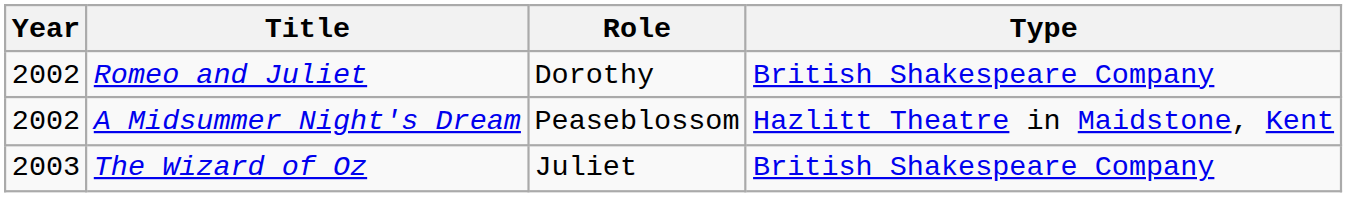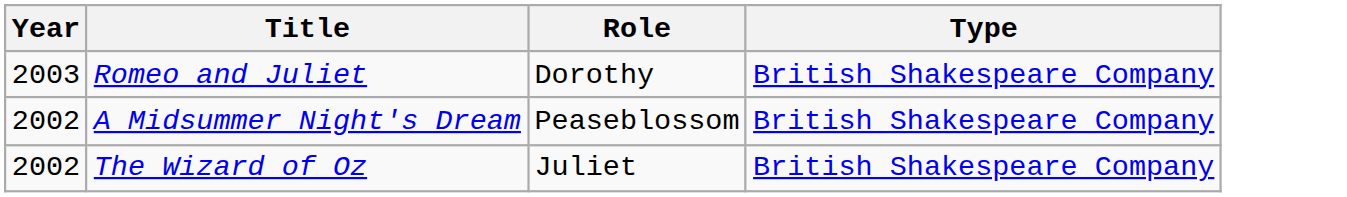(46, 75) 2002 -> (46, 75) 2003
(1044, 121) Hazlitt Theatre in Maidstone, Kent -> (984, 121) British Shakespeare Company
(46, 167) 2003 -> (46, 167) 2002
